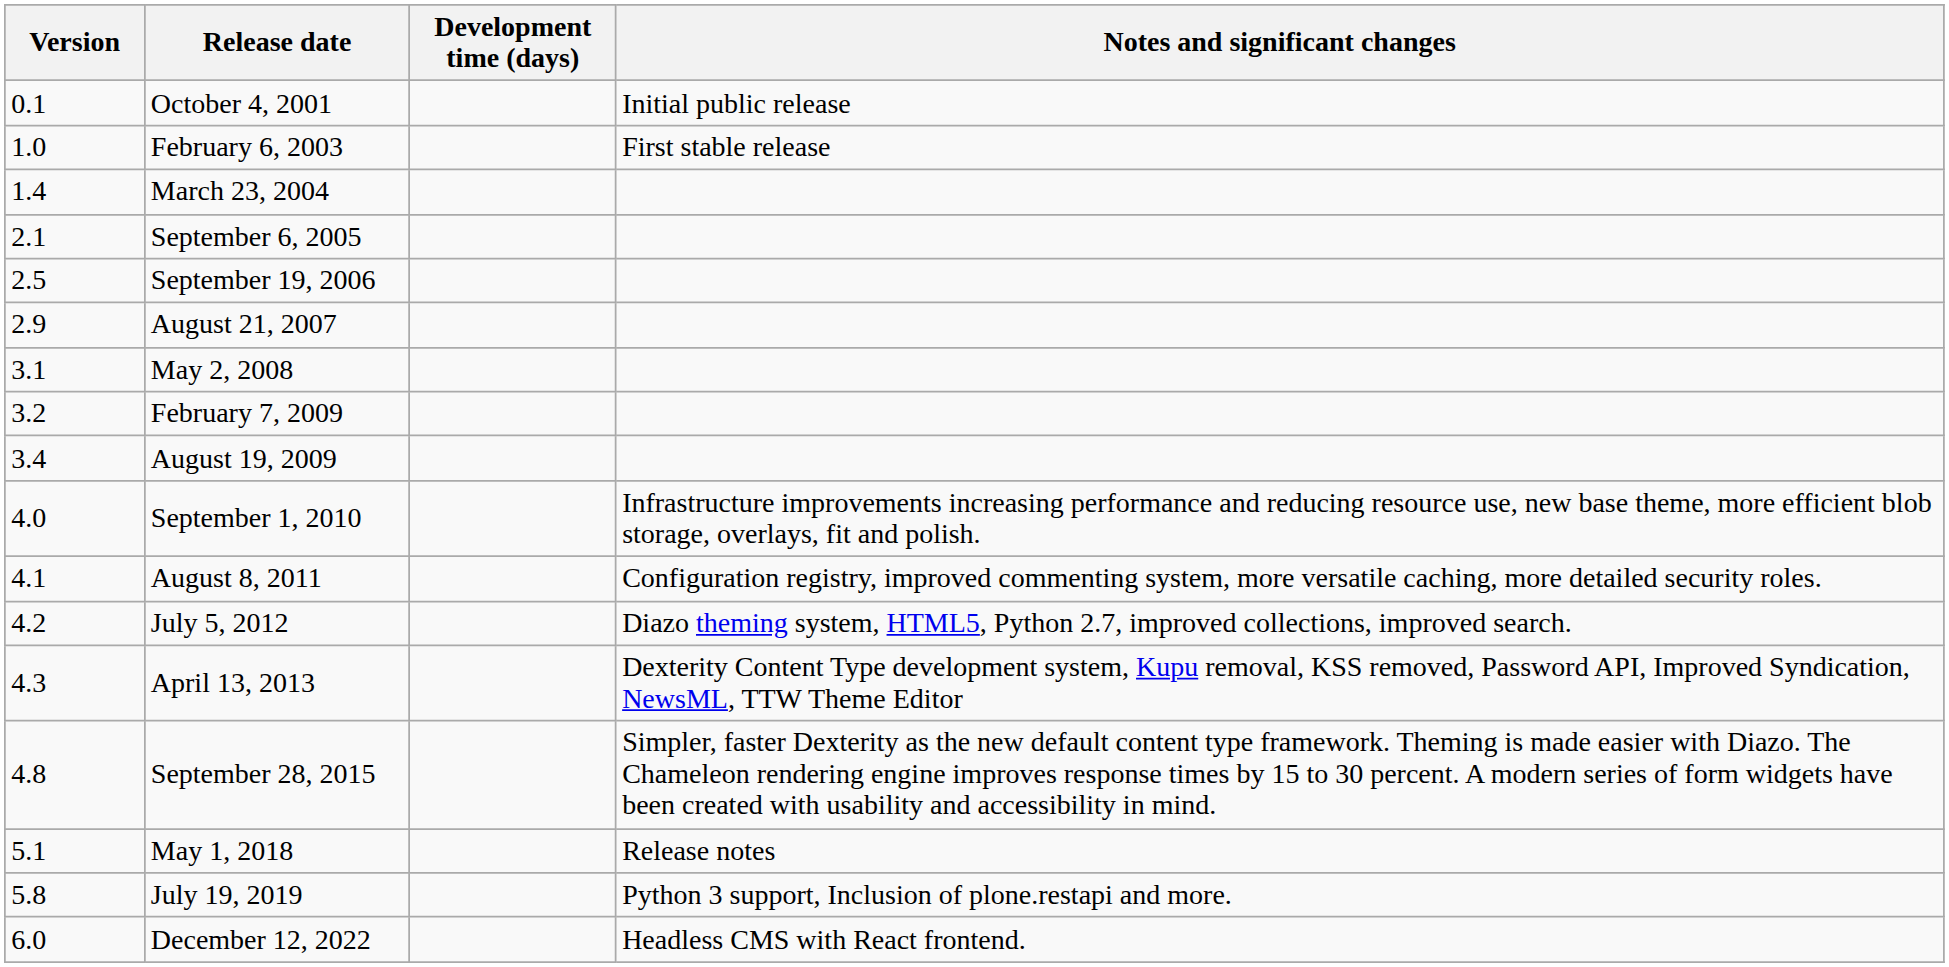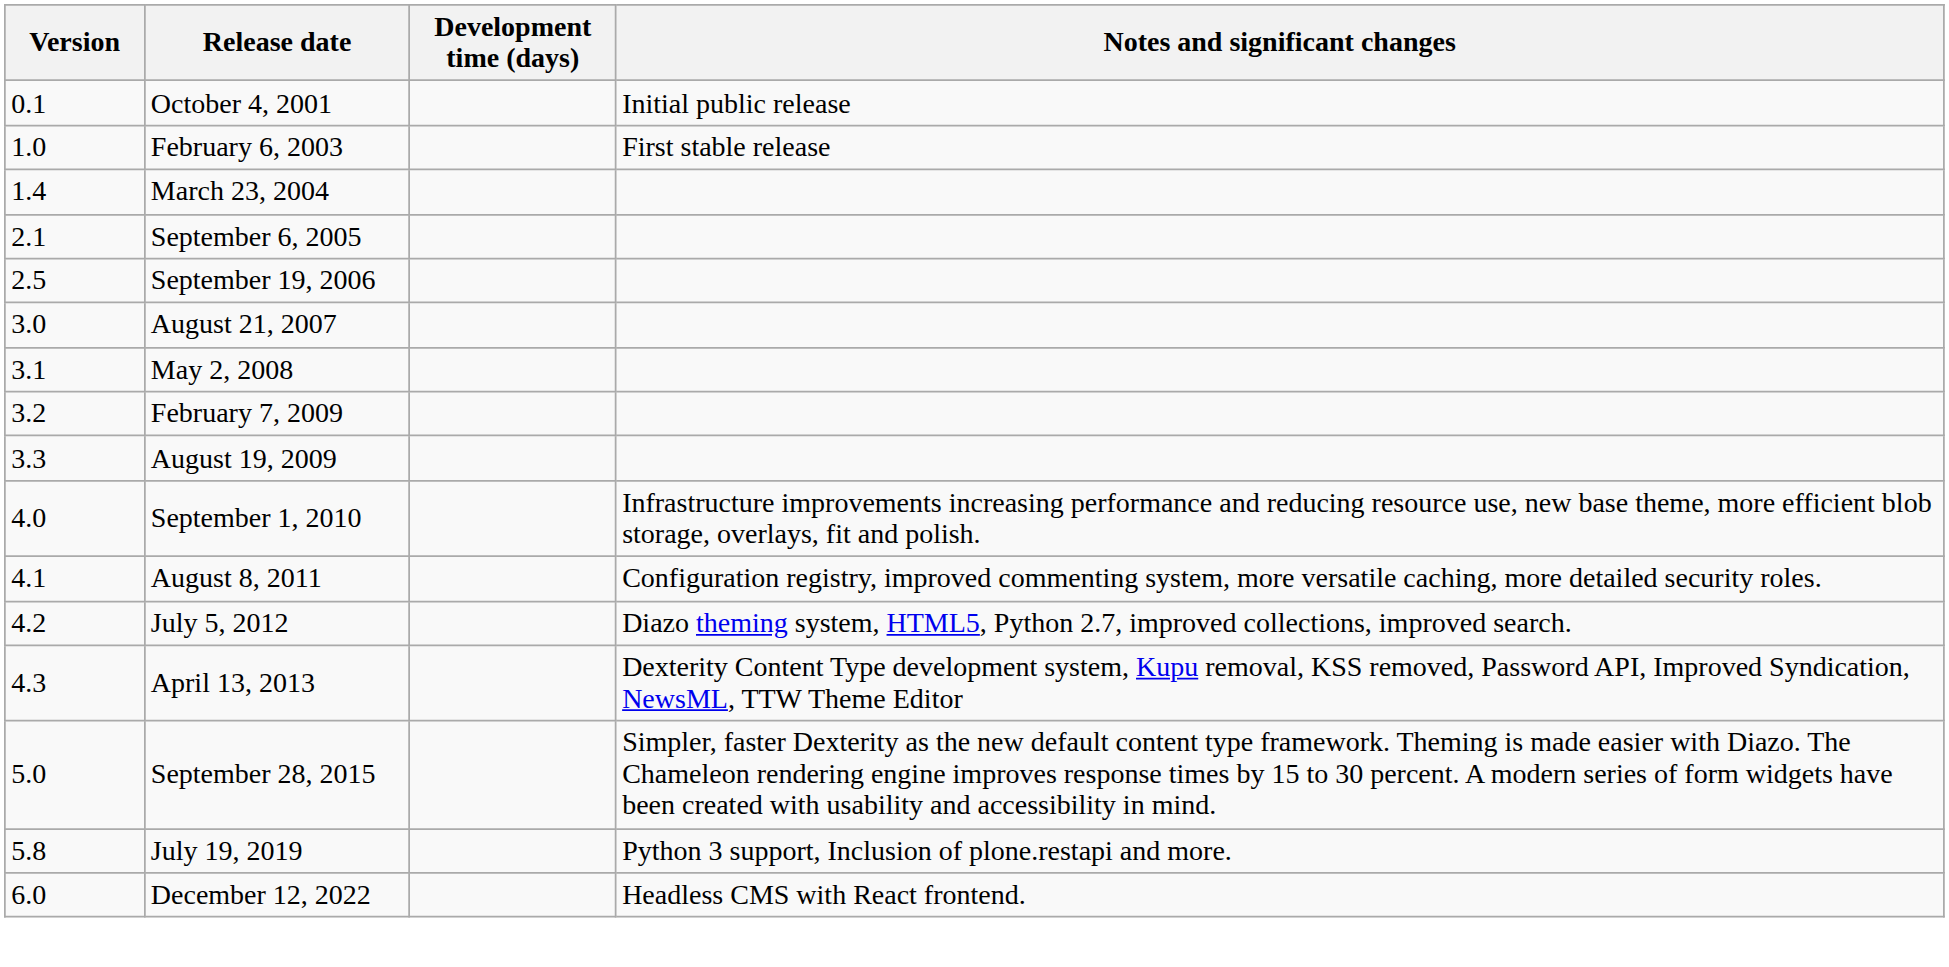(29, 324) 2.9 -> (29, 324) 3.0
(29, 457) 3.4 -> (29, 457) 3.3
(29, 774) 4.8 -> (29, 774) 5.0
- row: (222, 850)
